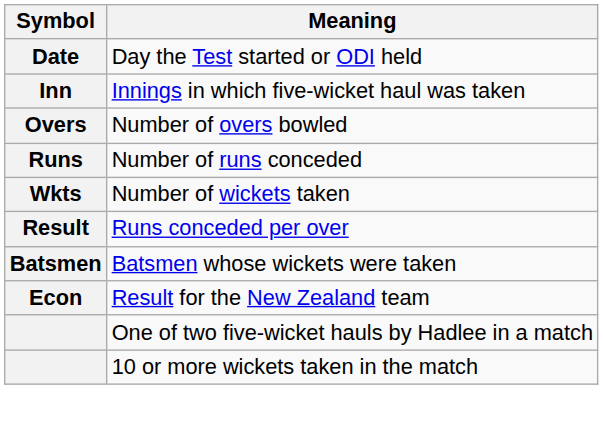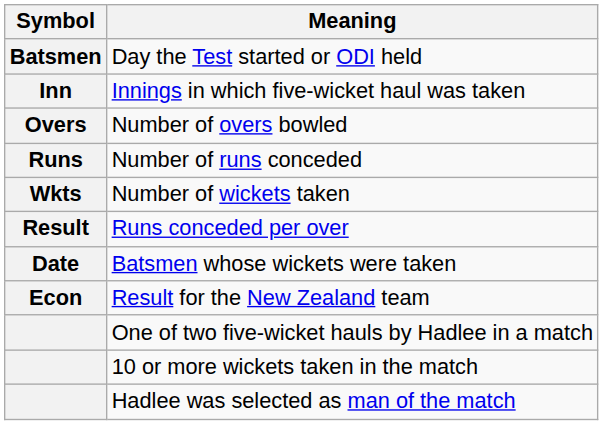(56, 56) Date -> (56, 56) Batsmen
(56, 263) Batsmen -> (56, 263) Date
+ row: (314, 401)
